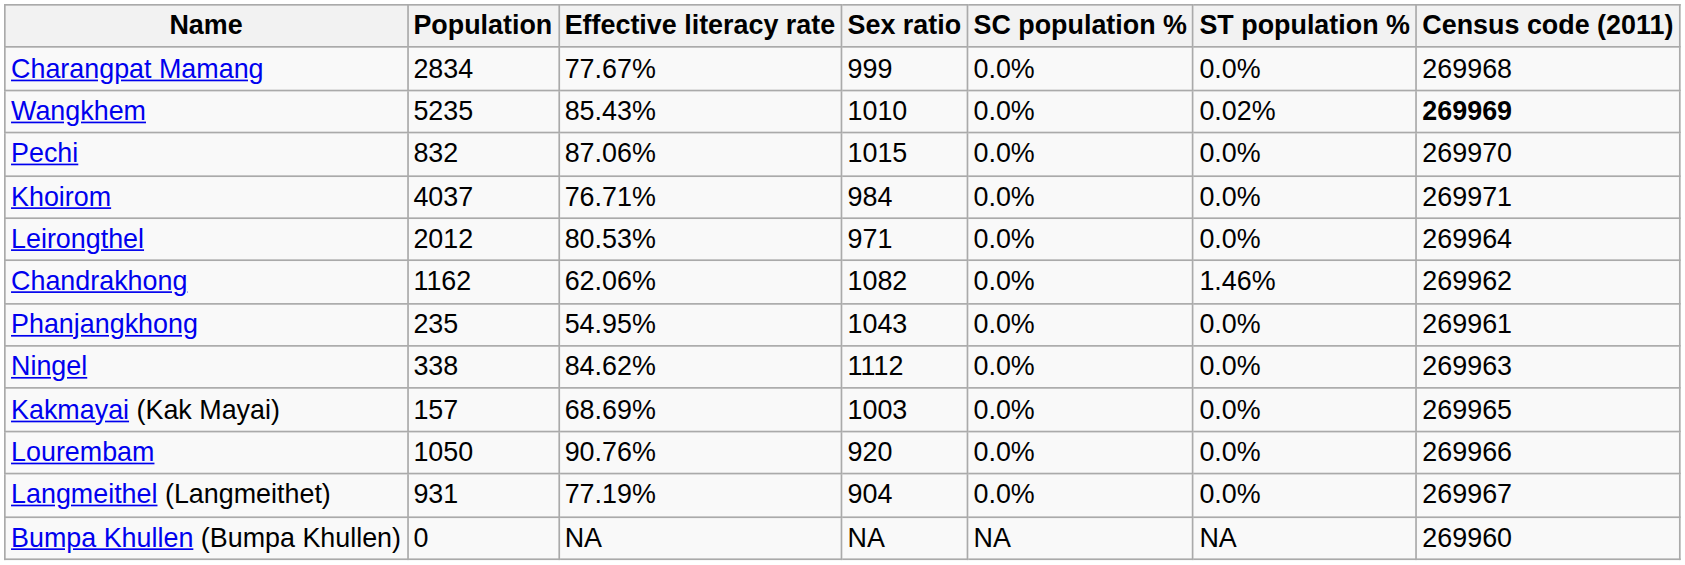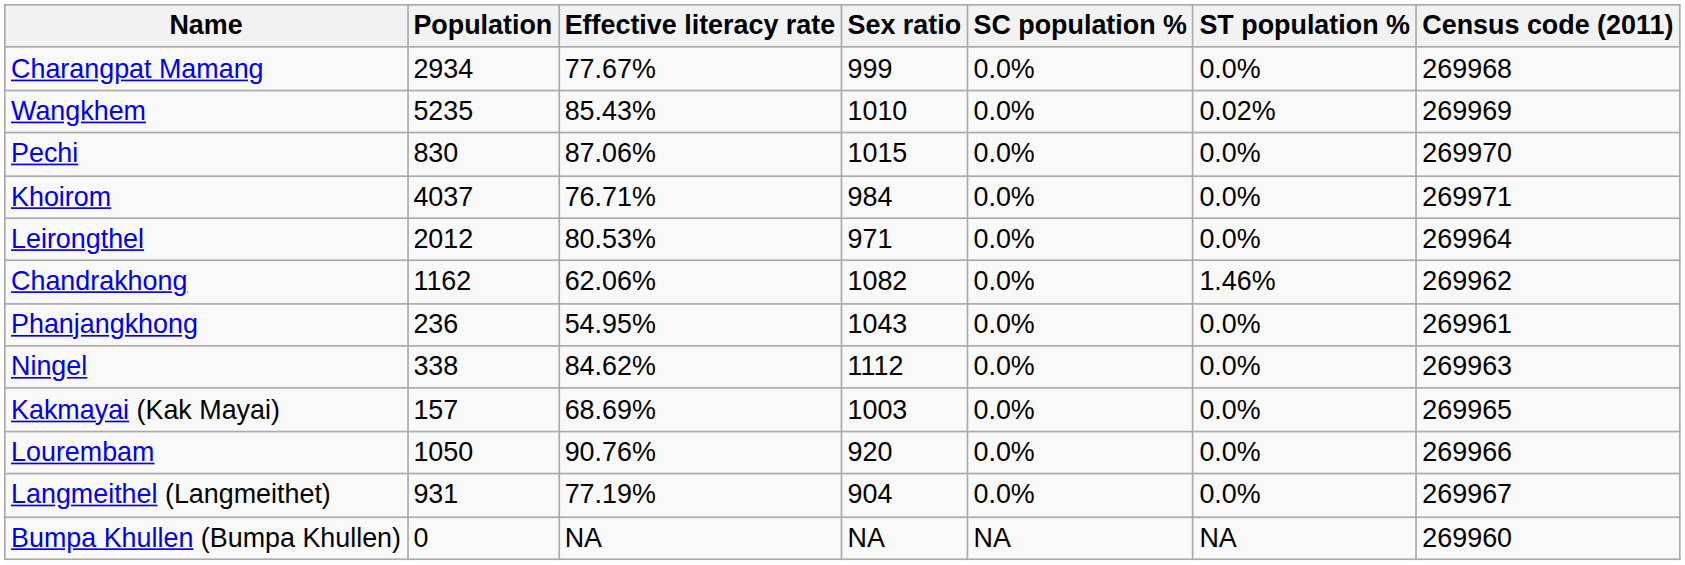(443, 68) 2834 -> (443, 68) 2934
(1467, 111) bold -> (1467, 111) normal
(436, 153) 832 -> (436, 153) 830
(436, 324) 235 -> (436, 324) 236
